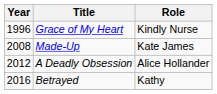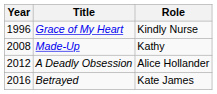(166, 47) Kate James -> (151, 47) Kathy
(151, 81) Kathy -> (166, 81) Kate James
